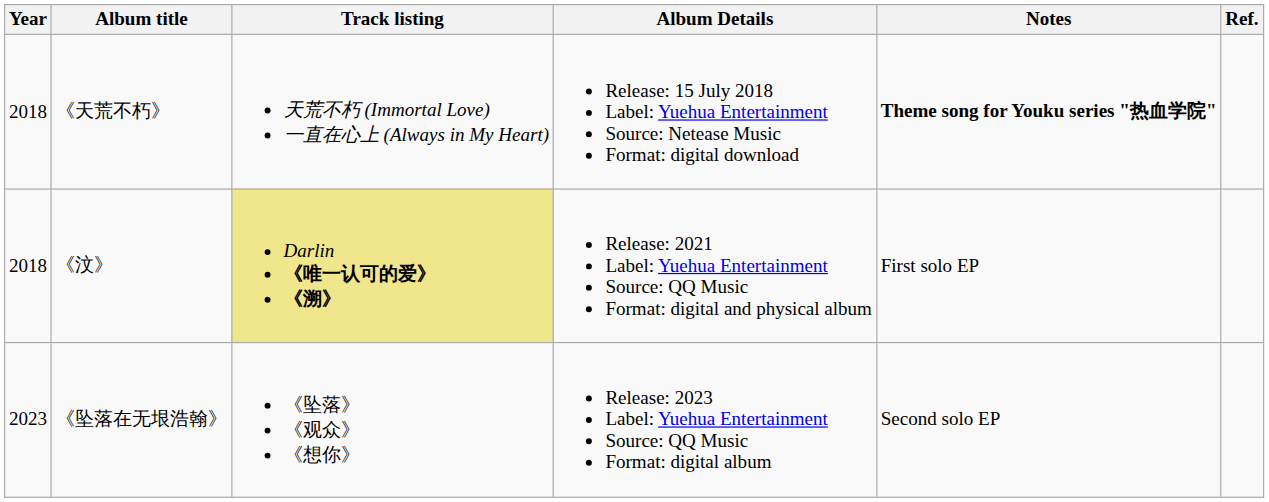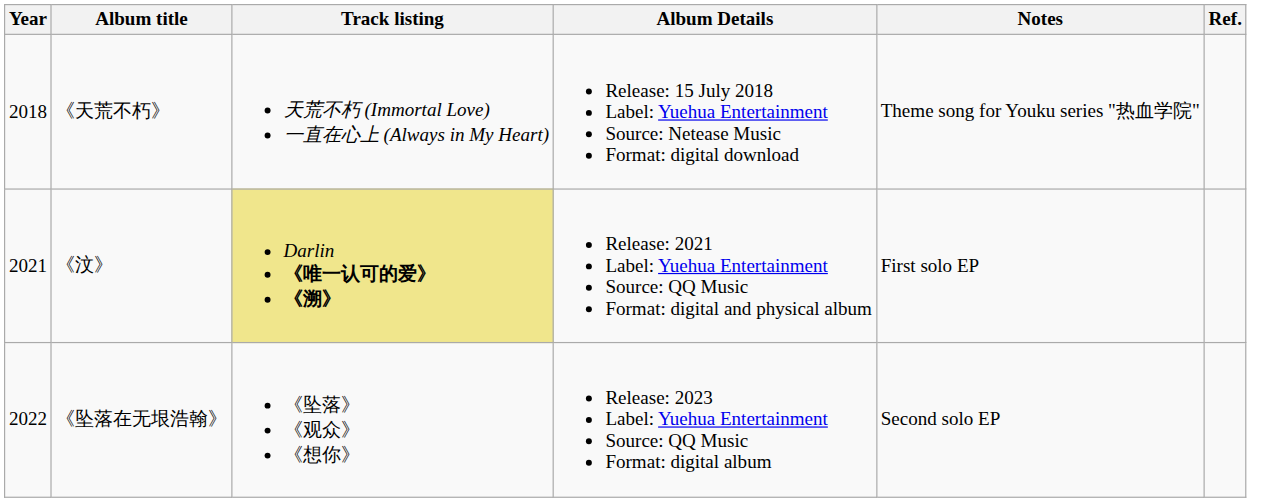(1049, 111) bold -> (1040, 111) normal
(28, 265) 2018 -> (28, 265) 2021
(28, 419) 2023 -> (28, 419) 2022
